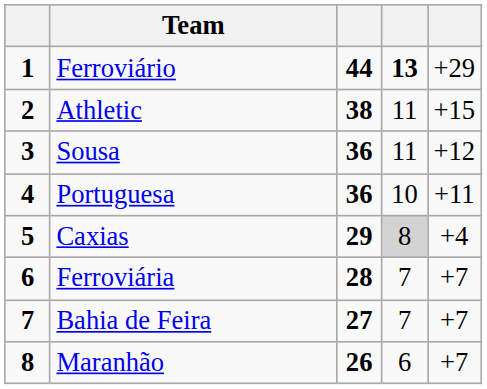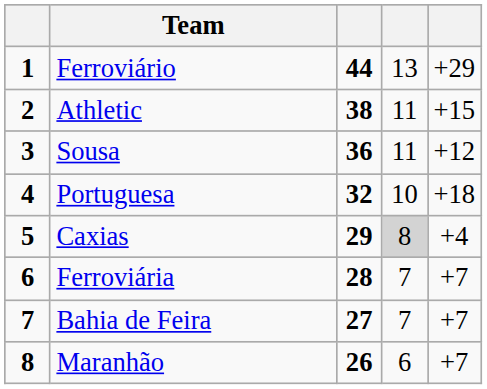(405, 67) bold -> (405, 67) normal
(359, 194) 36 -> (359, 194) 32
(454, 194) +11 -> (454, 194) +18
